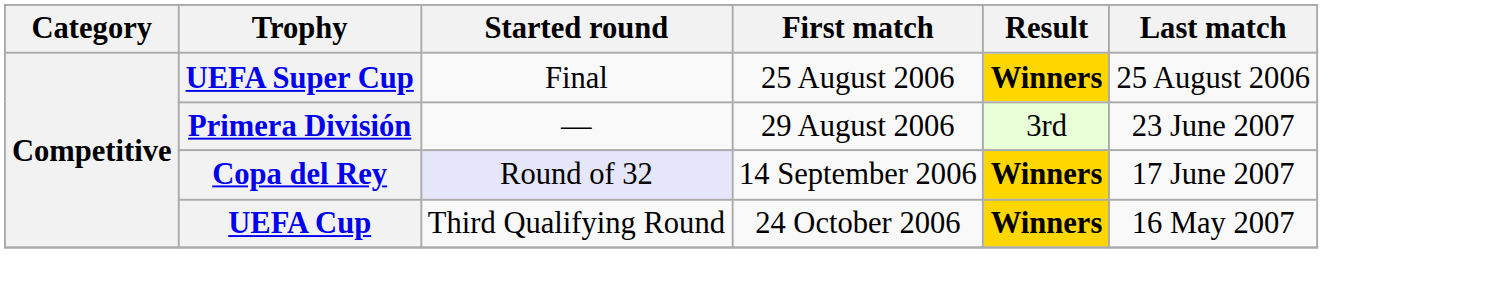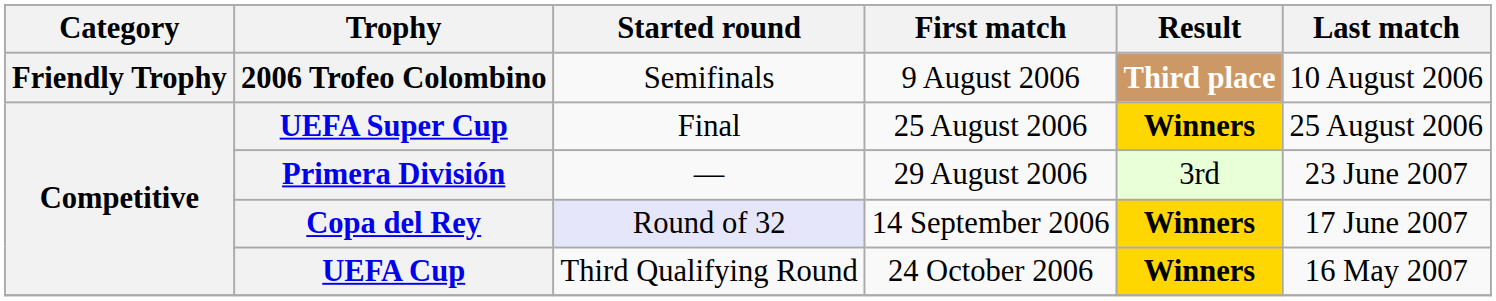+ row: (394, 77)
